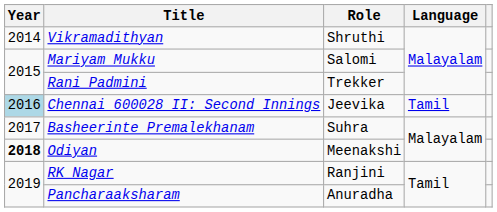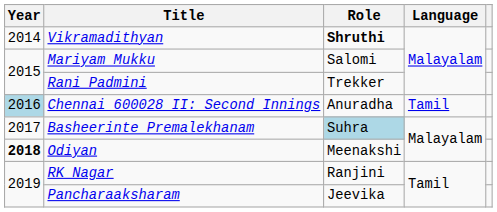(356, 38) normal -> (356, 38) bold
(356, 106) Jeevika -> (360, 106) Anuradha
(348, 128) no background -> (348, 128) lightblue background
(360, 195) Anuradha -> (356, 195) Jeevika
